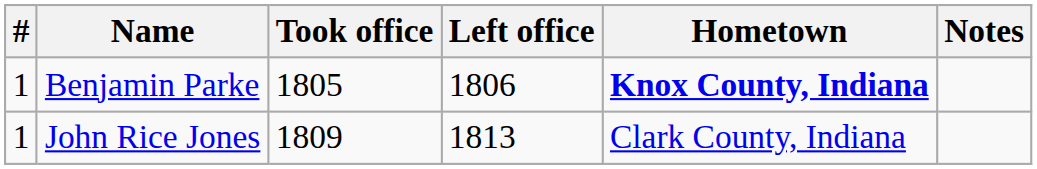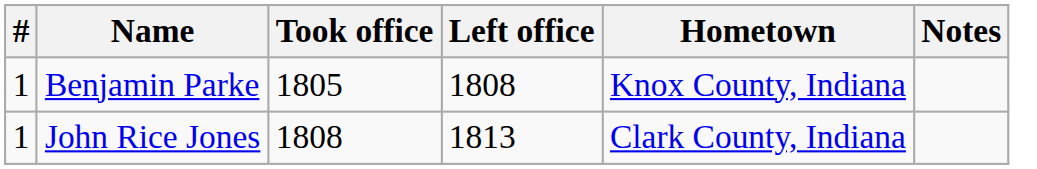(482, 84) 1806 -> (482, 84) 1808
(769, 84) bold -> (758, 84) normal
(309, 137) 1809 -> (309, 137) 1808
